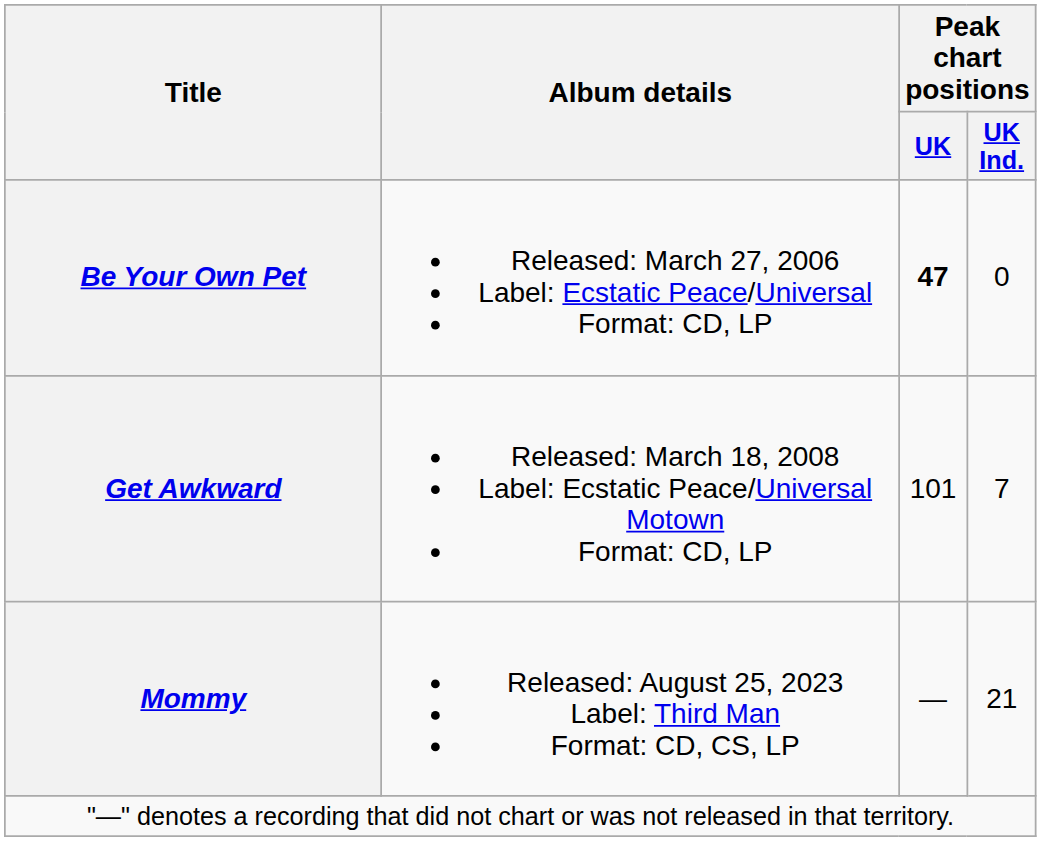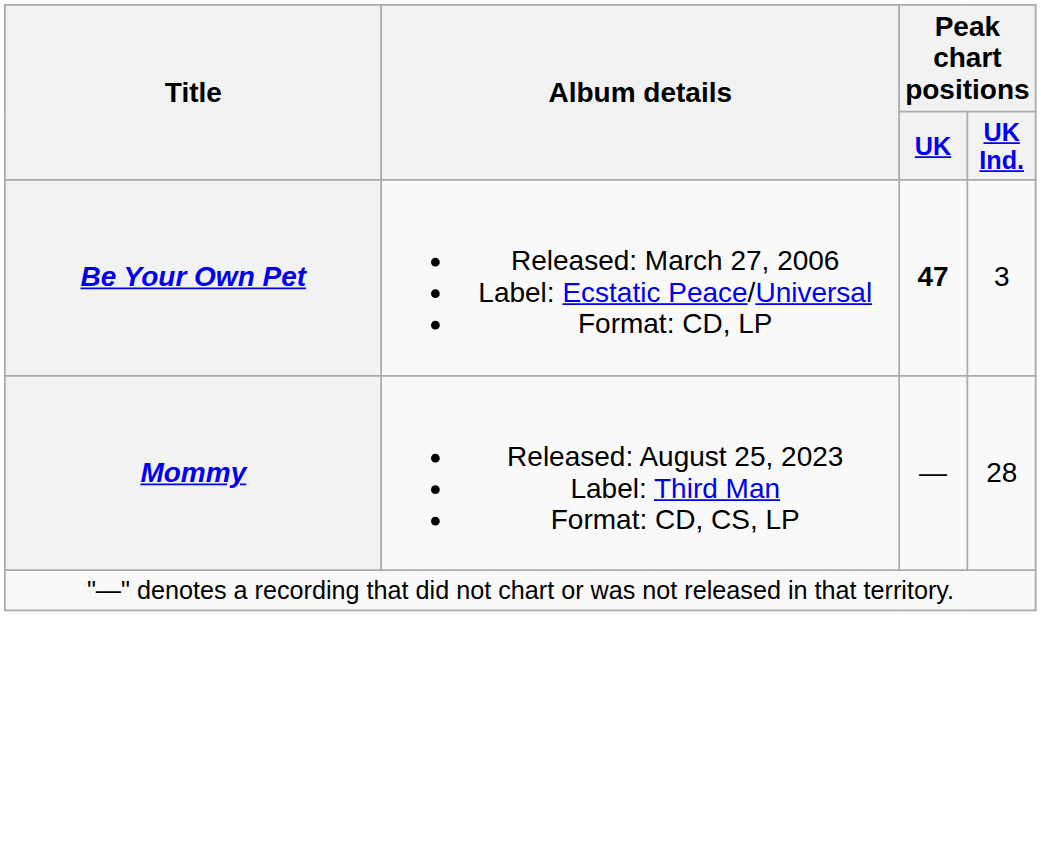(1002, 277) 0 -> (1002, 277) 3
- row: (193, 487)
(1002, 698) 21 -> (1002, 472) 28
